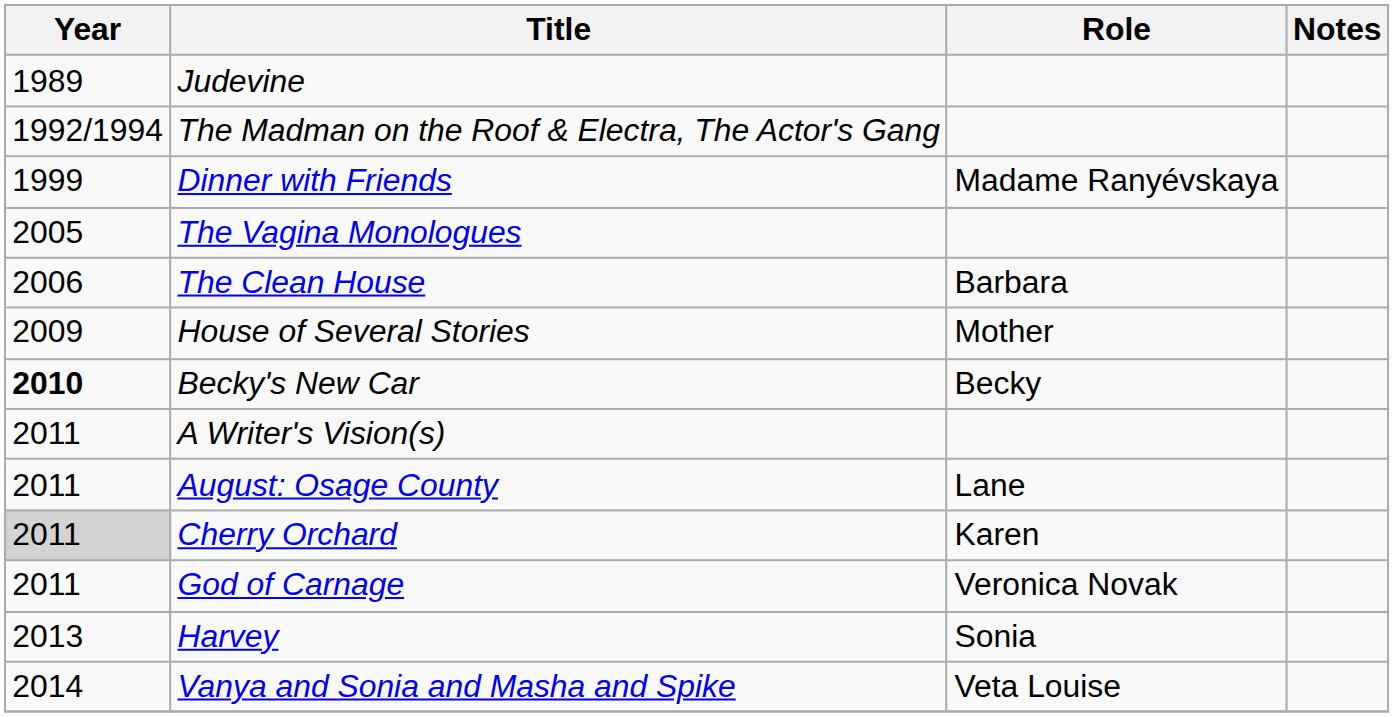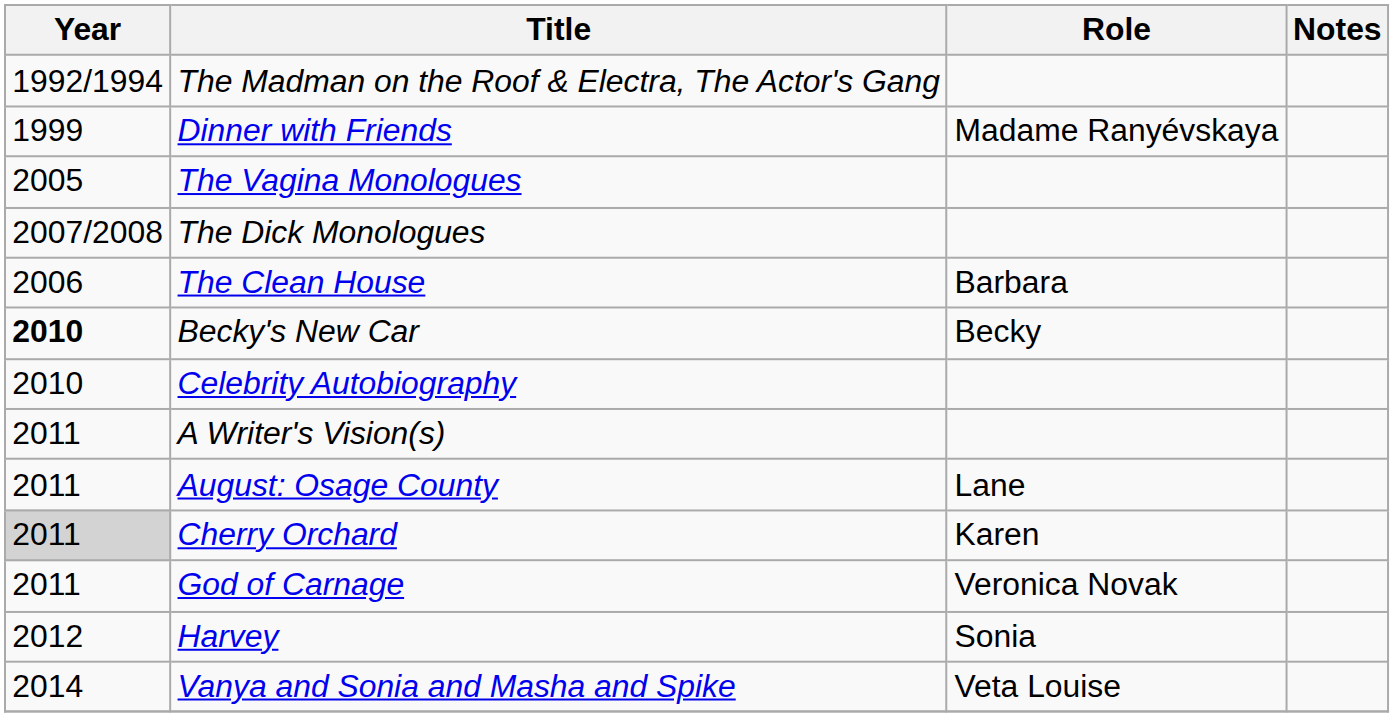- row: (241, 80)
+ row: (332, 231)
- row: (354, 332)
+ row: (347, 383)
(48, 635) 2013 -> (48, 635) 2012
